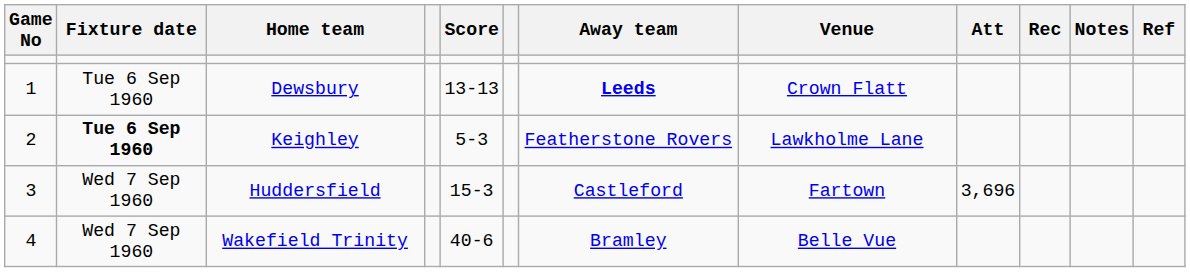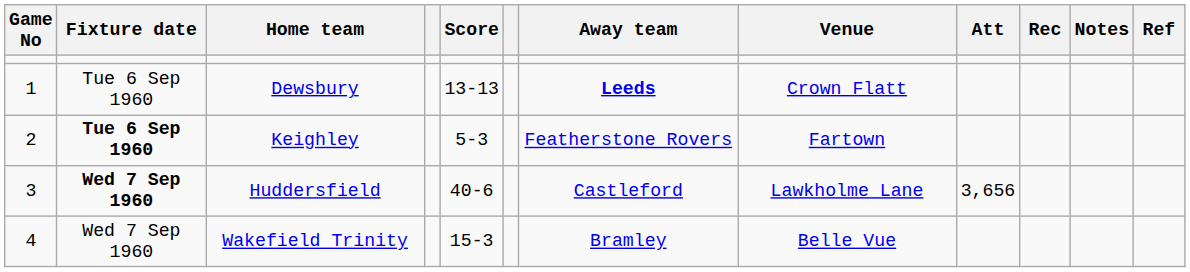(847, 140) Lawkholme Lane -> (847, 140) Fartown
(131, 191) normal -> (131, 191) bold
(472, 191) 15-3 -> (472, 191) 40-6
(847, 191) Fartown -> (847, 191) Lawkholme Lane
(988, 191) 3,696 -> (988, 191) 3,656
(472, 241) 40-6 -> (472, 241) 15-3
